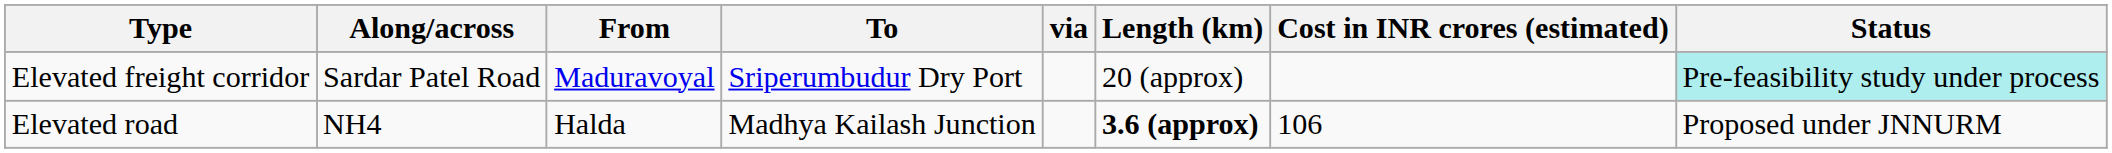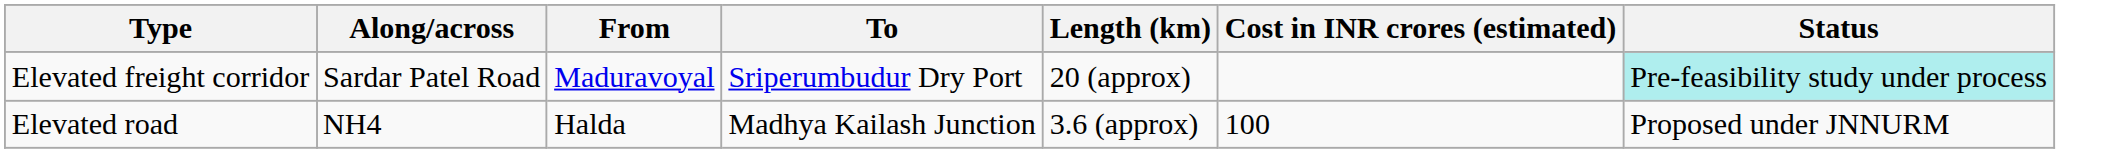- column: (1069, 28)
(1180, 123) bold -> (1124, 123) normal
(1300, 123) 106 -> (1247, 123) 100
